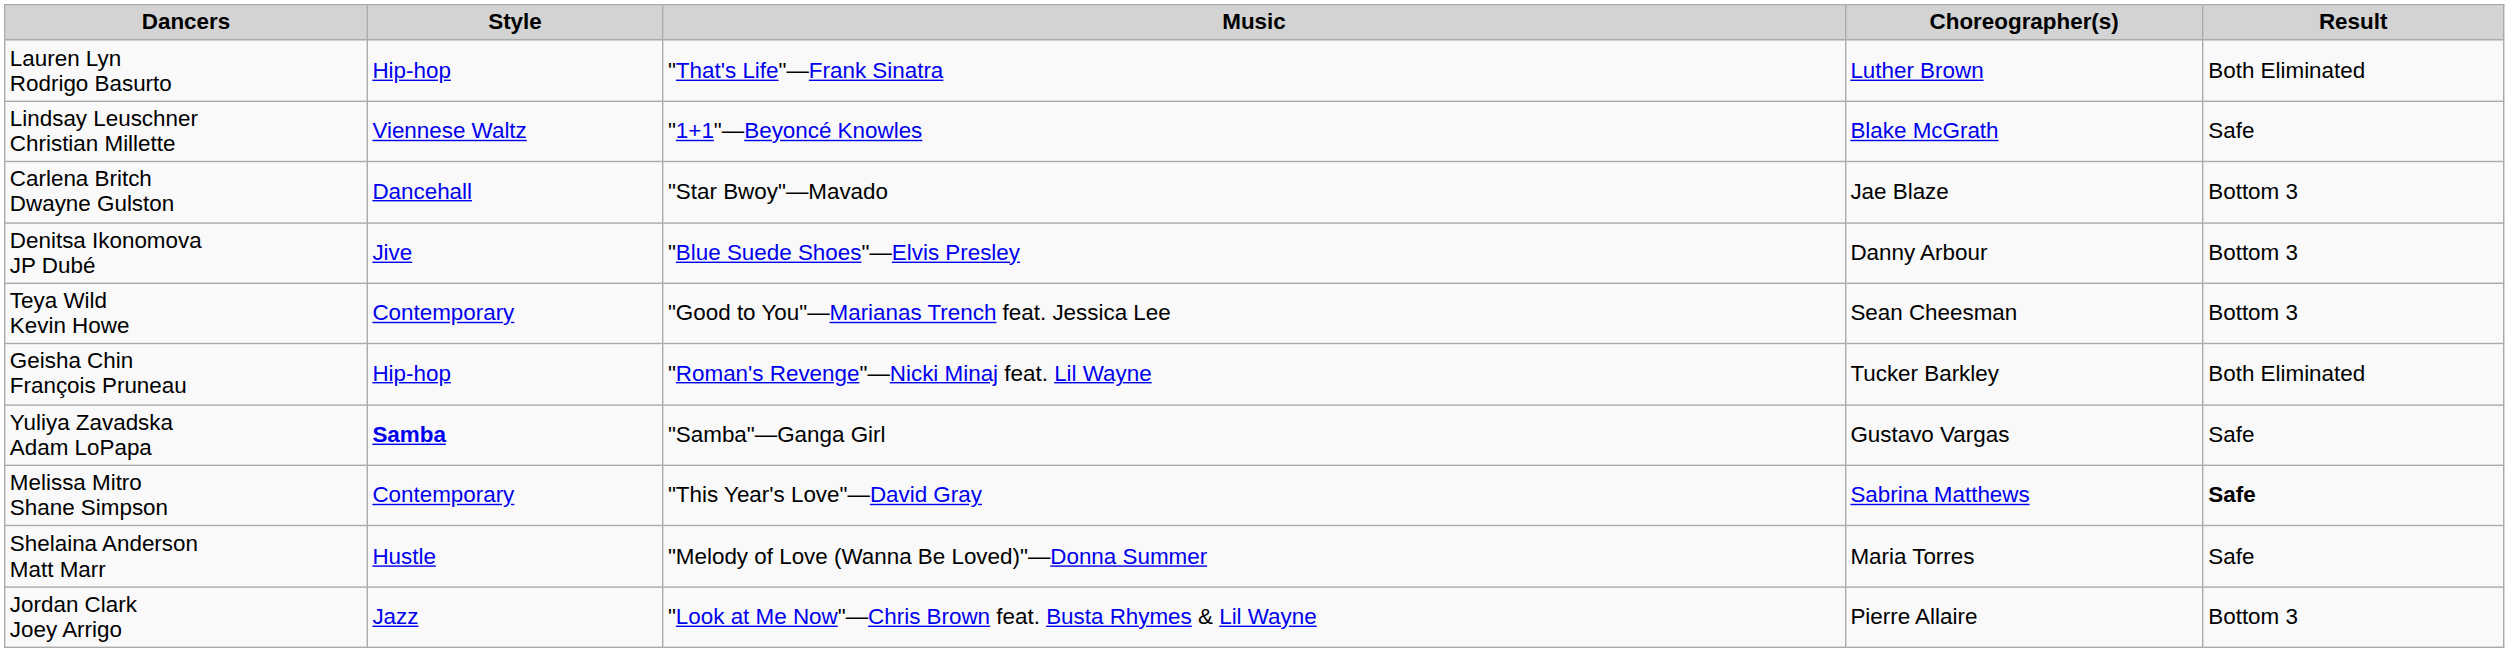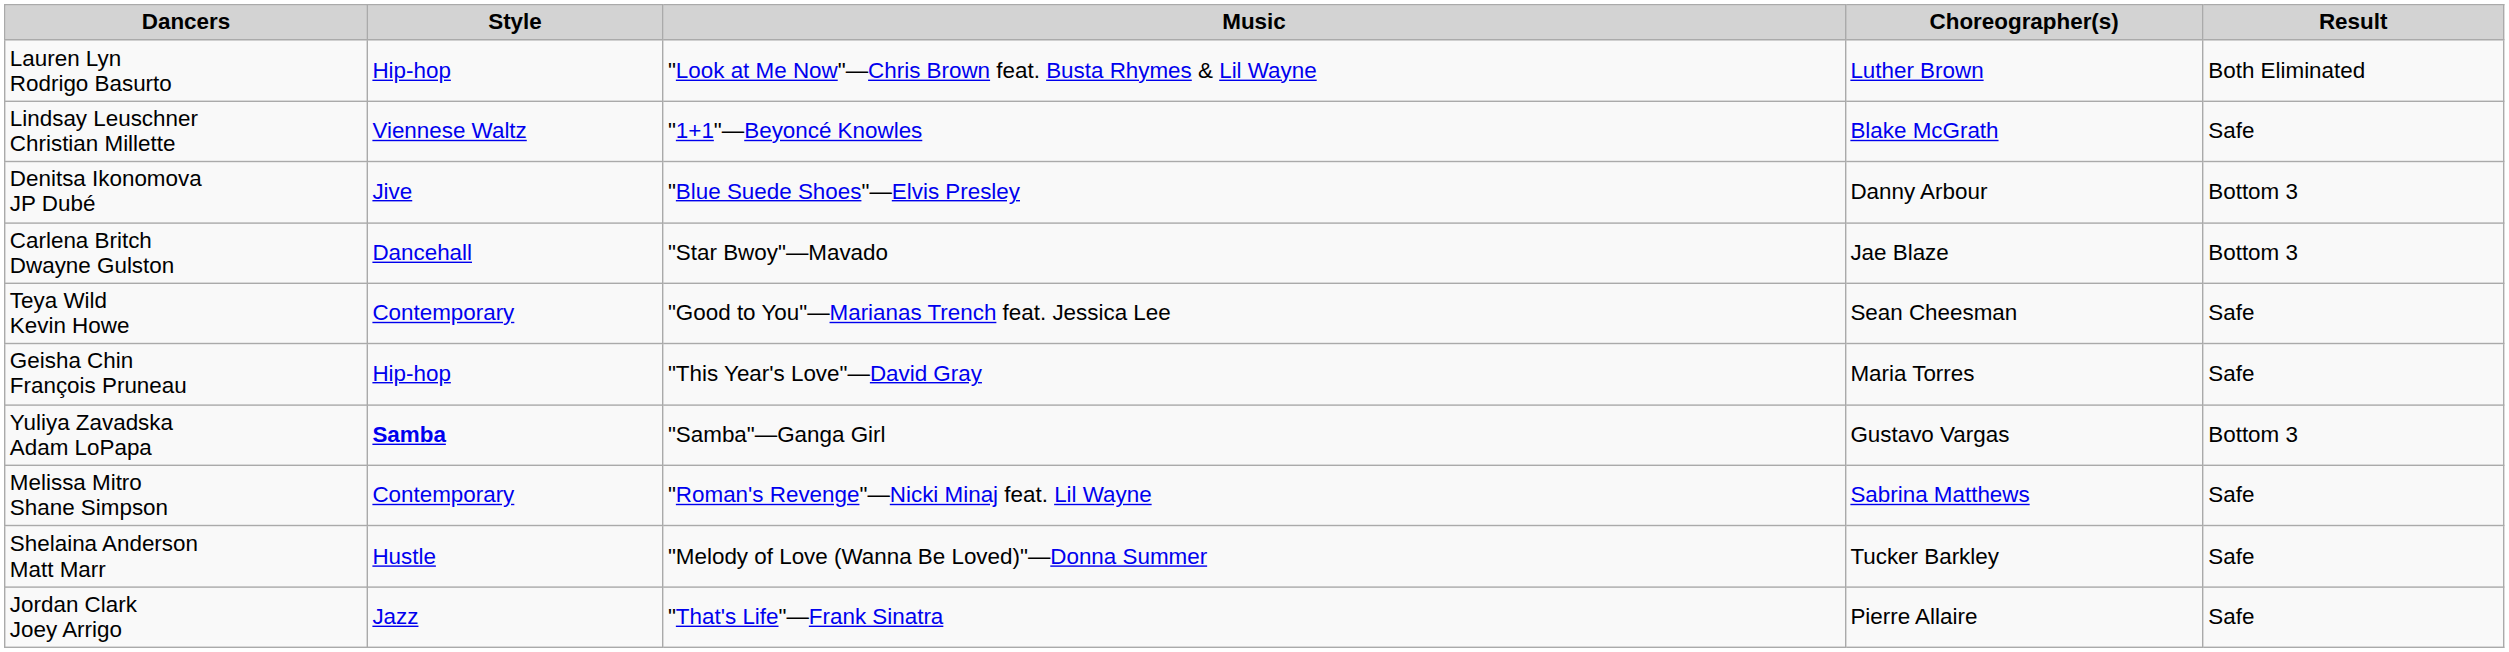(806, 70) "That's Life"—Frank Sinatra -> (992, 70) "Look at Me Now"—Chris Brown feat. Busta Rhymes & Lil Wayne
rows swapped: (106, 252) <-> (92, 191)
(2253, 313) Bottom 3 -> (2231, 313) Safe
(910, 374) "Roman's Revenge"—Nicki Minaj feat. Lil Wayne -> (825, 374) "This Year's Love"—David Gray
(1925, 374) Tucker Barkley -> (1912, 374) Maria Torres
(2287, 374) Both Eliminated -> (2231, 374) Safe
(2231, 434) Safe -> (2253, 434) Bottom 3
(825, 495) "This Year's Love"—David Gray -> (910, 495) "Roman's Revenge"—Nicki Minaj feat. Lil Wayne
(2232, 495) bold -> (2231, 495) normal
(1912, 556) Maria Torres -> (1925, 556) Tucker Barkley
(992, 616) "Look at Me Now"—Chris Brown feat. Busta Rhymes & Lil Wayne -> (806, 616) "That's Life"—Frank Sinatra
(2253, 616) Bottom 3 -> (2231, 616) Safe
